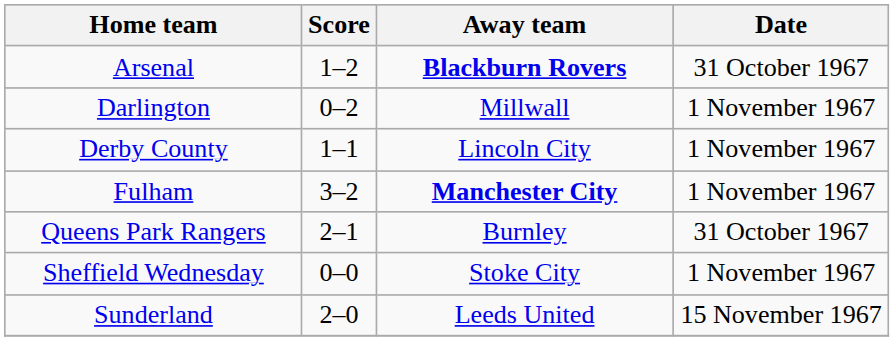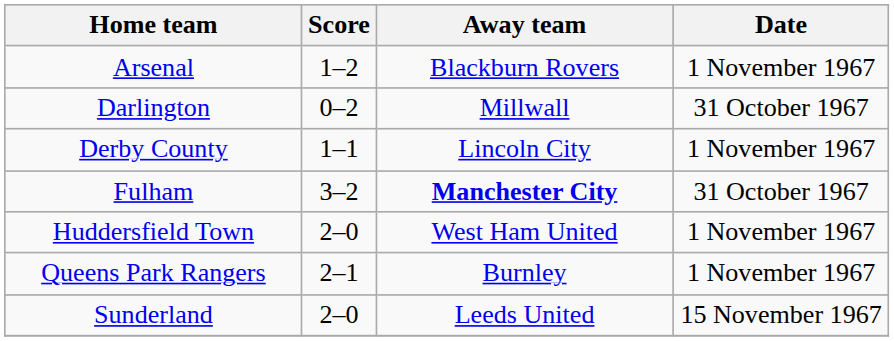(525, 66) bold -> (525, 66) normal
(781, 66) 31 October 1967 -> (781, 66) 1 November 1967
(781, 107) 1 November 1967 -> (781, 107) 31 October 1967
(781, 190) 1 November 1967 -> (781, 190) 31 October 1967
+ row: (153, 231)
(781, 231) 31 October 1967 -> (781, 273) 1 November 1967
- row: (153, 273)
